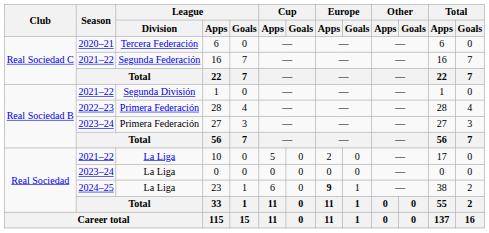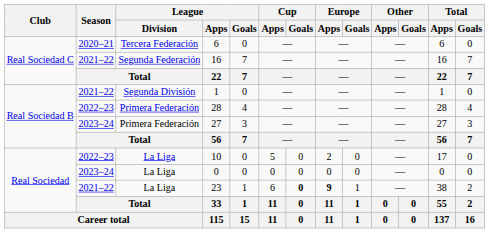(96, 156) 2021–22 -> (96, 156) 2022–23
(96, 188) 2024–25 -> (96, 188) 2021–22
(301, 188) normal -> (301, 188) bold
